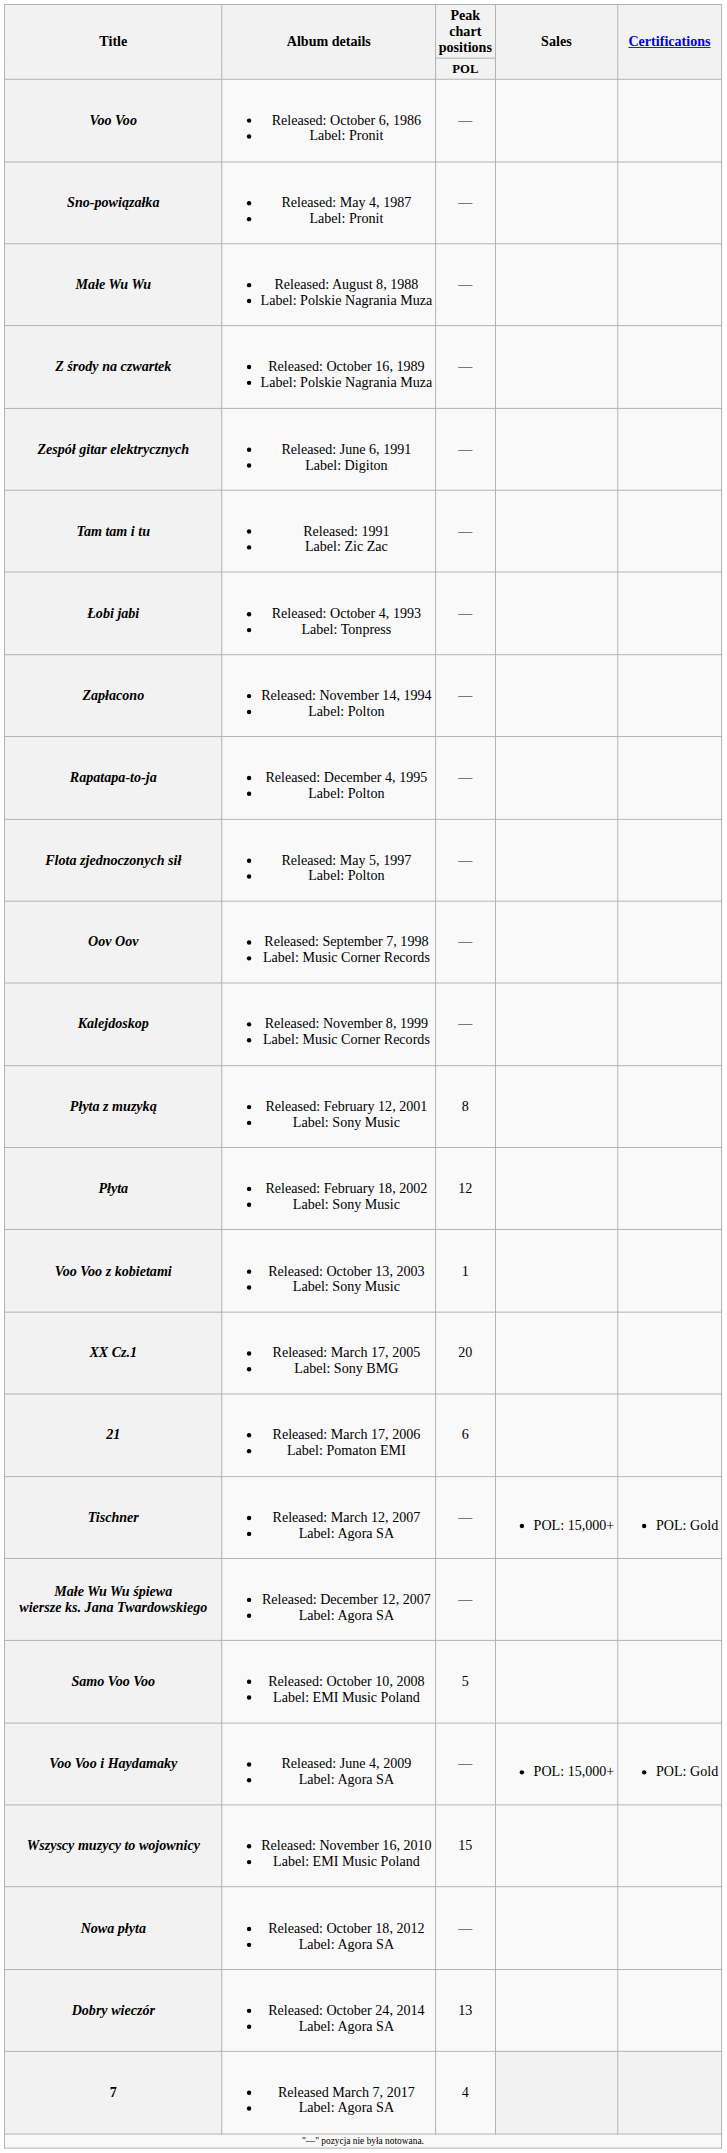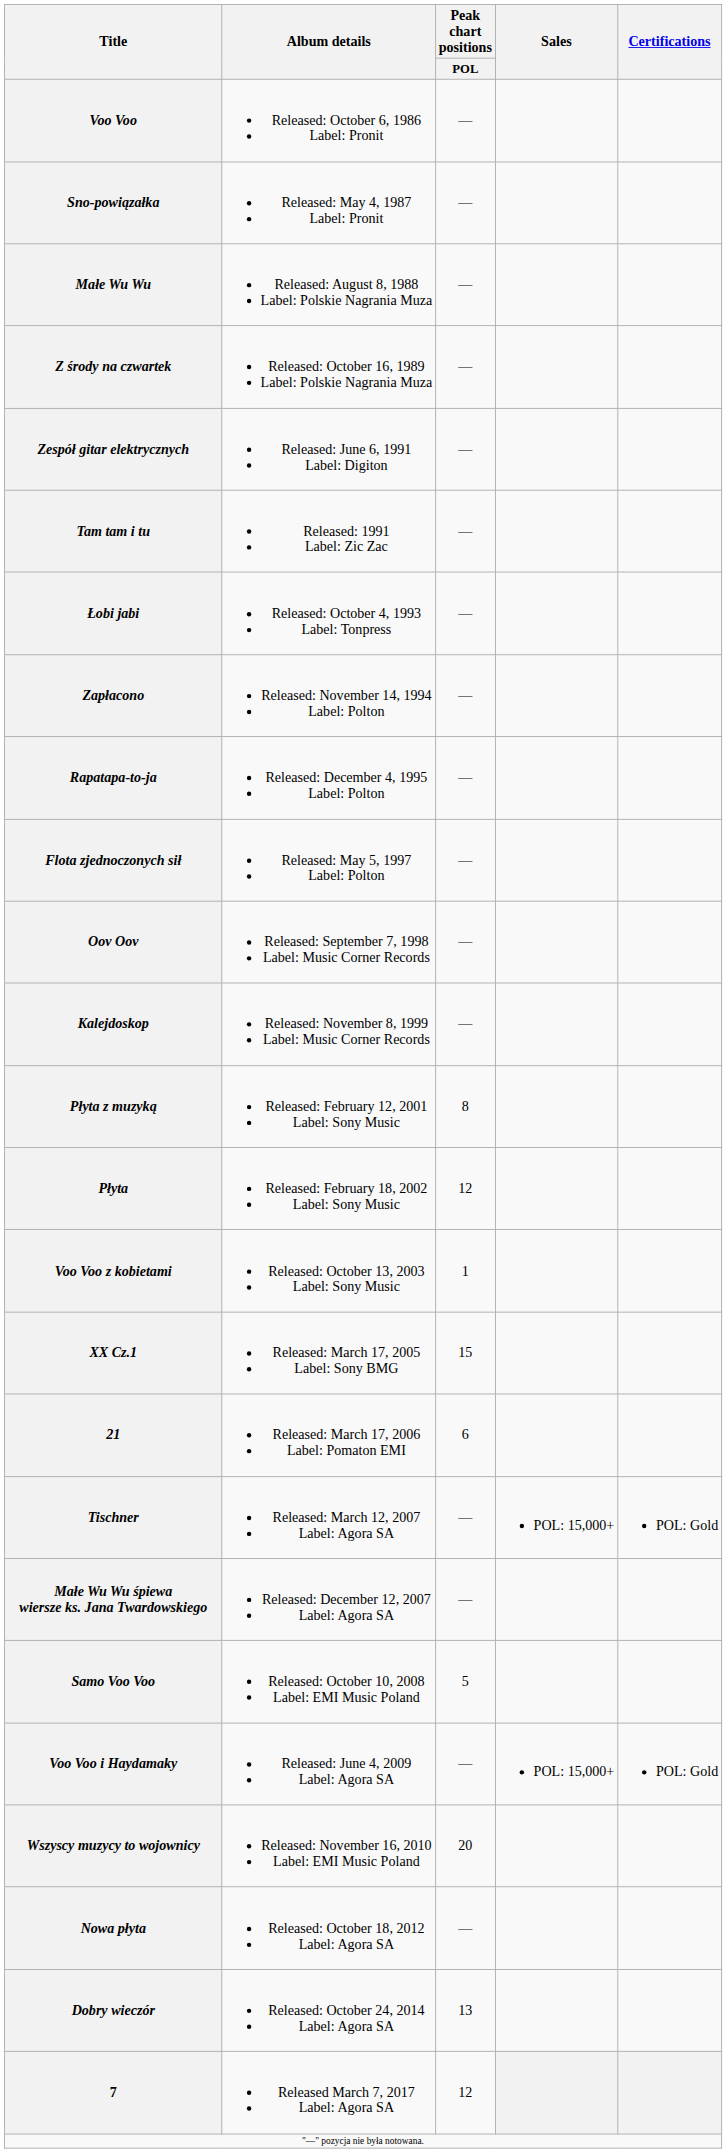(465, 1353) 20 -> (465, 1353) 15
(465, 1846) 15 -> (465, 1846) 20
(465, 2092) 4 -> (465, 2092) 12
